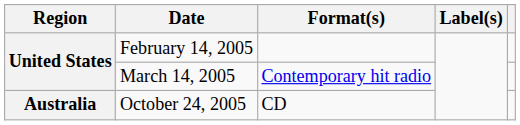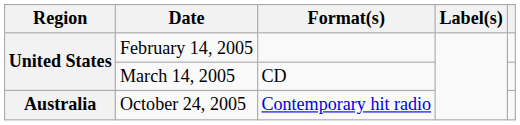(346, 76) Contemporary hit radio -> (274, 76) CD
(274, 104) CD -> (346, 104) Contemporary hit radio
